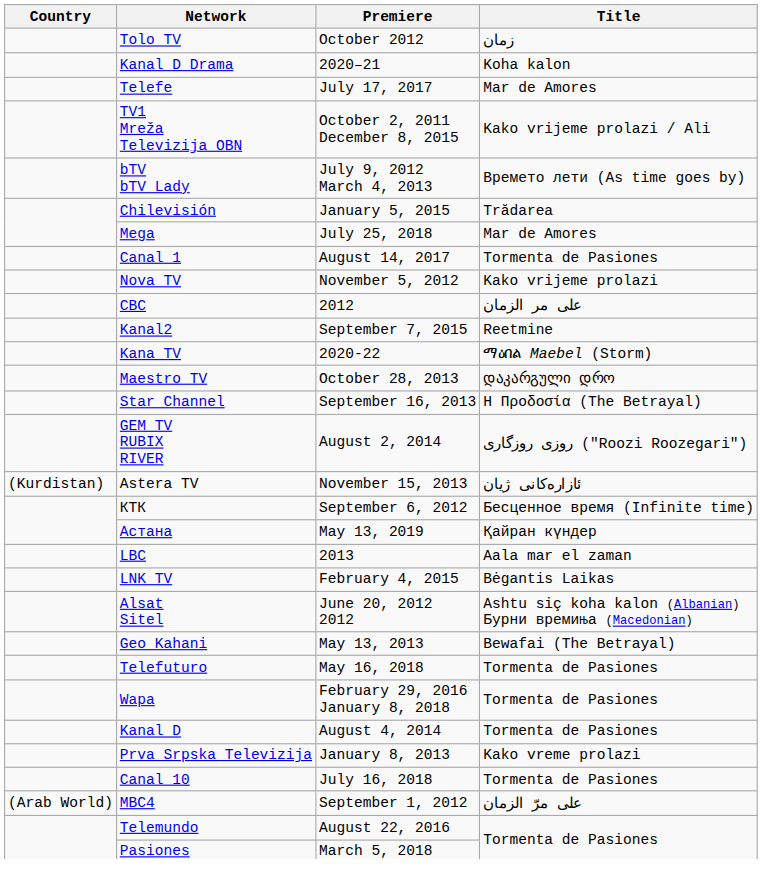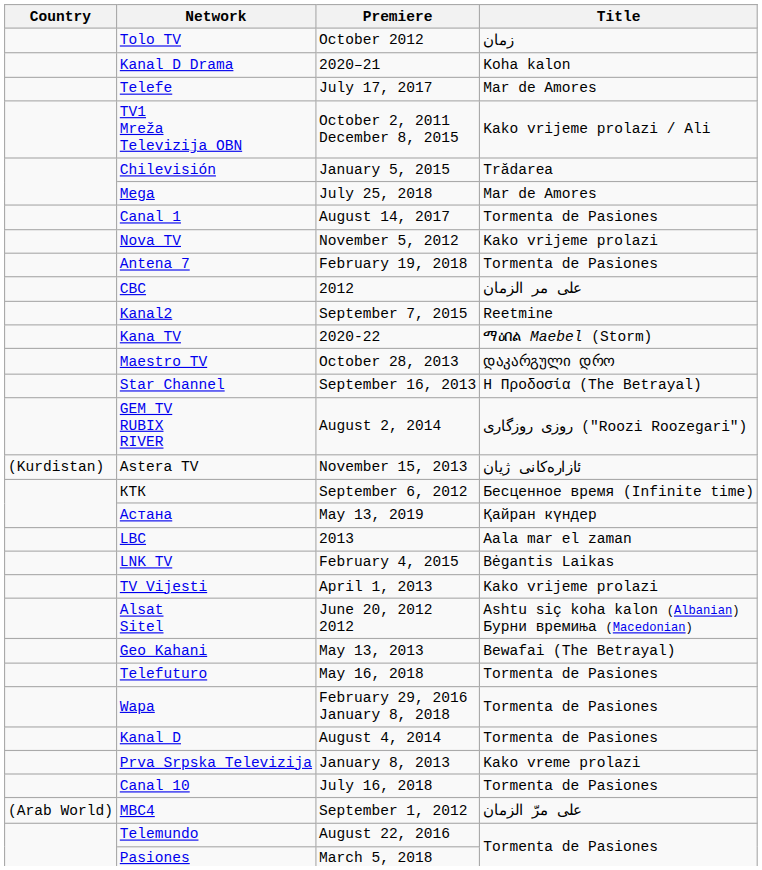- row: (155, 178)
+ row: (155, 265)
+ row: (164, 586)
